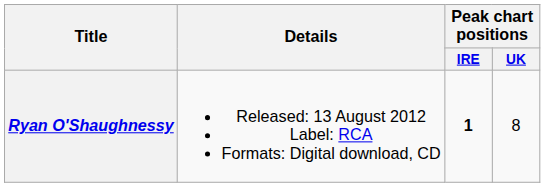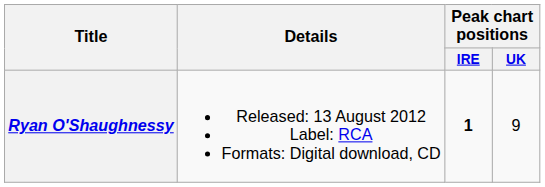(516, 126) 8 -> (516, 126) 9
